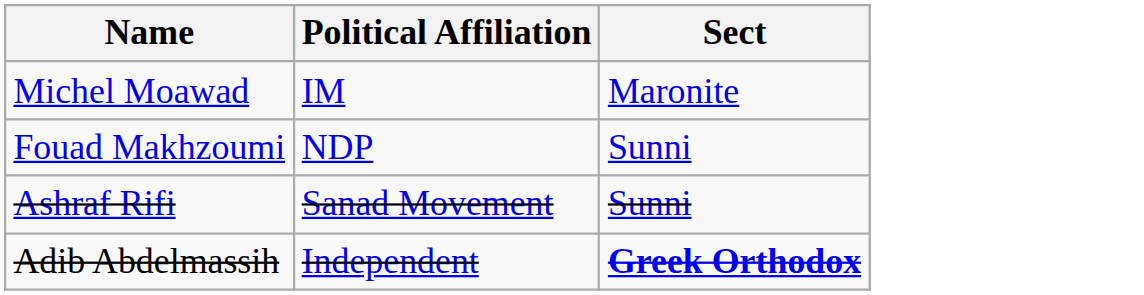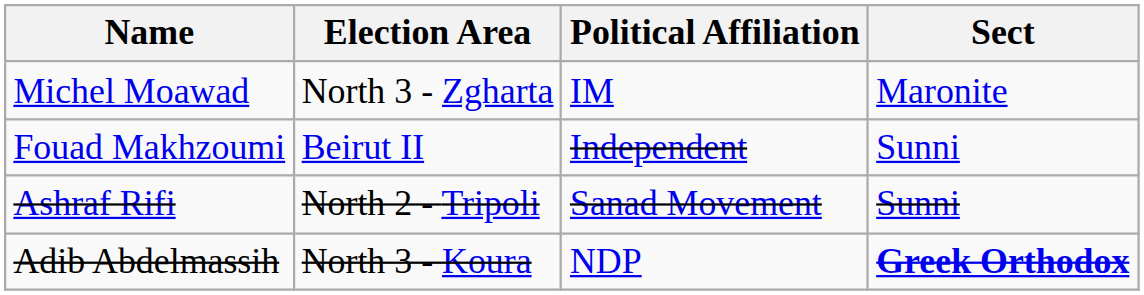+ column: (428, 32)
(338, 146) NDP -> (659, 146) Independent
(390, 260) Independent -> (606, 260) NDP
